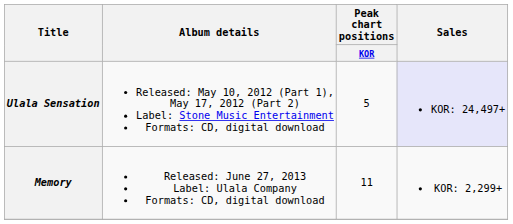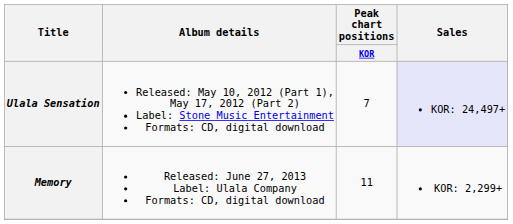(367, 104) 5 -> (367, 104) 7
